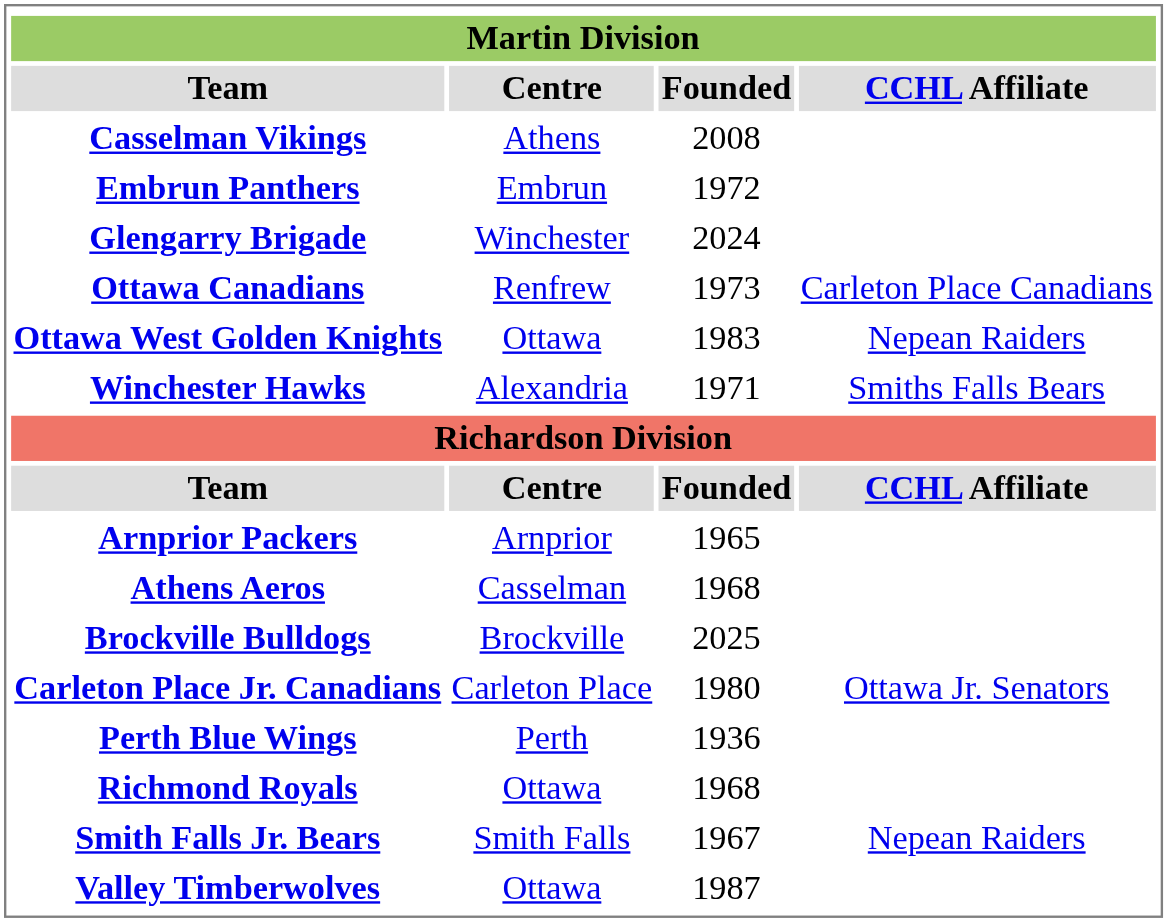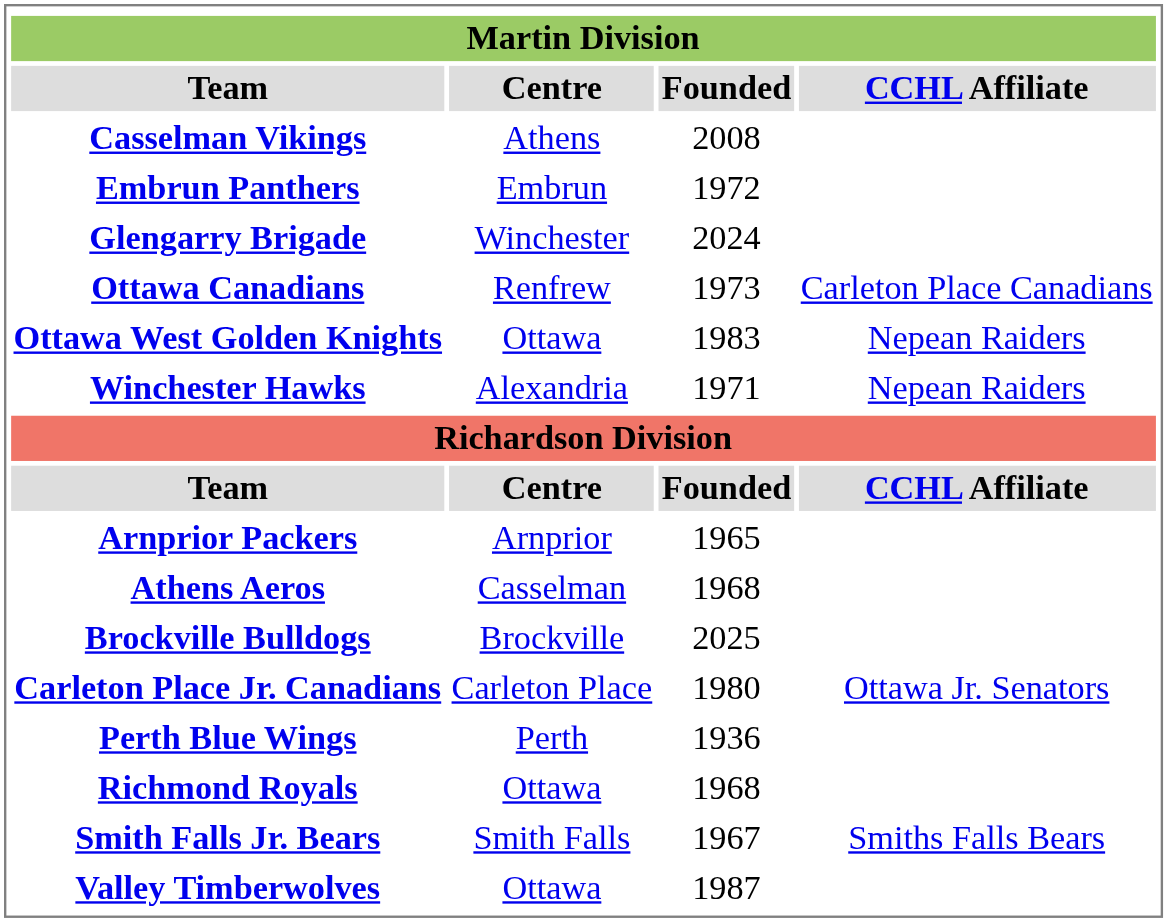(977, 387) Smiths Falls Bears -> (977, 387) Nepean Raiders
(977, 837) Nepean Raiders -> (977, 837) Smiths Falls Bears
